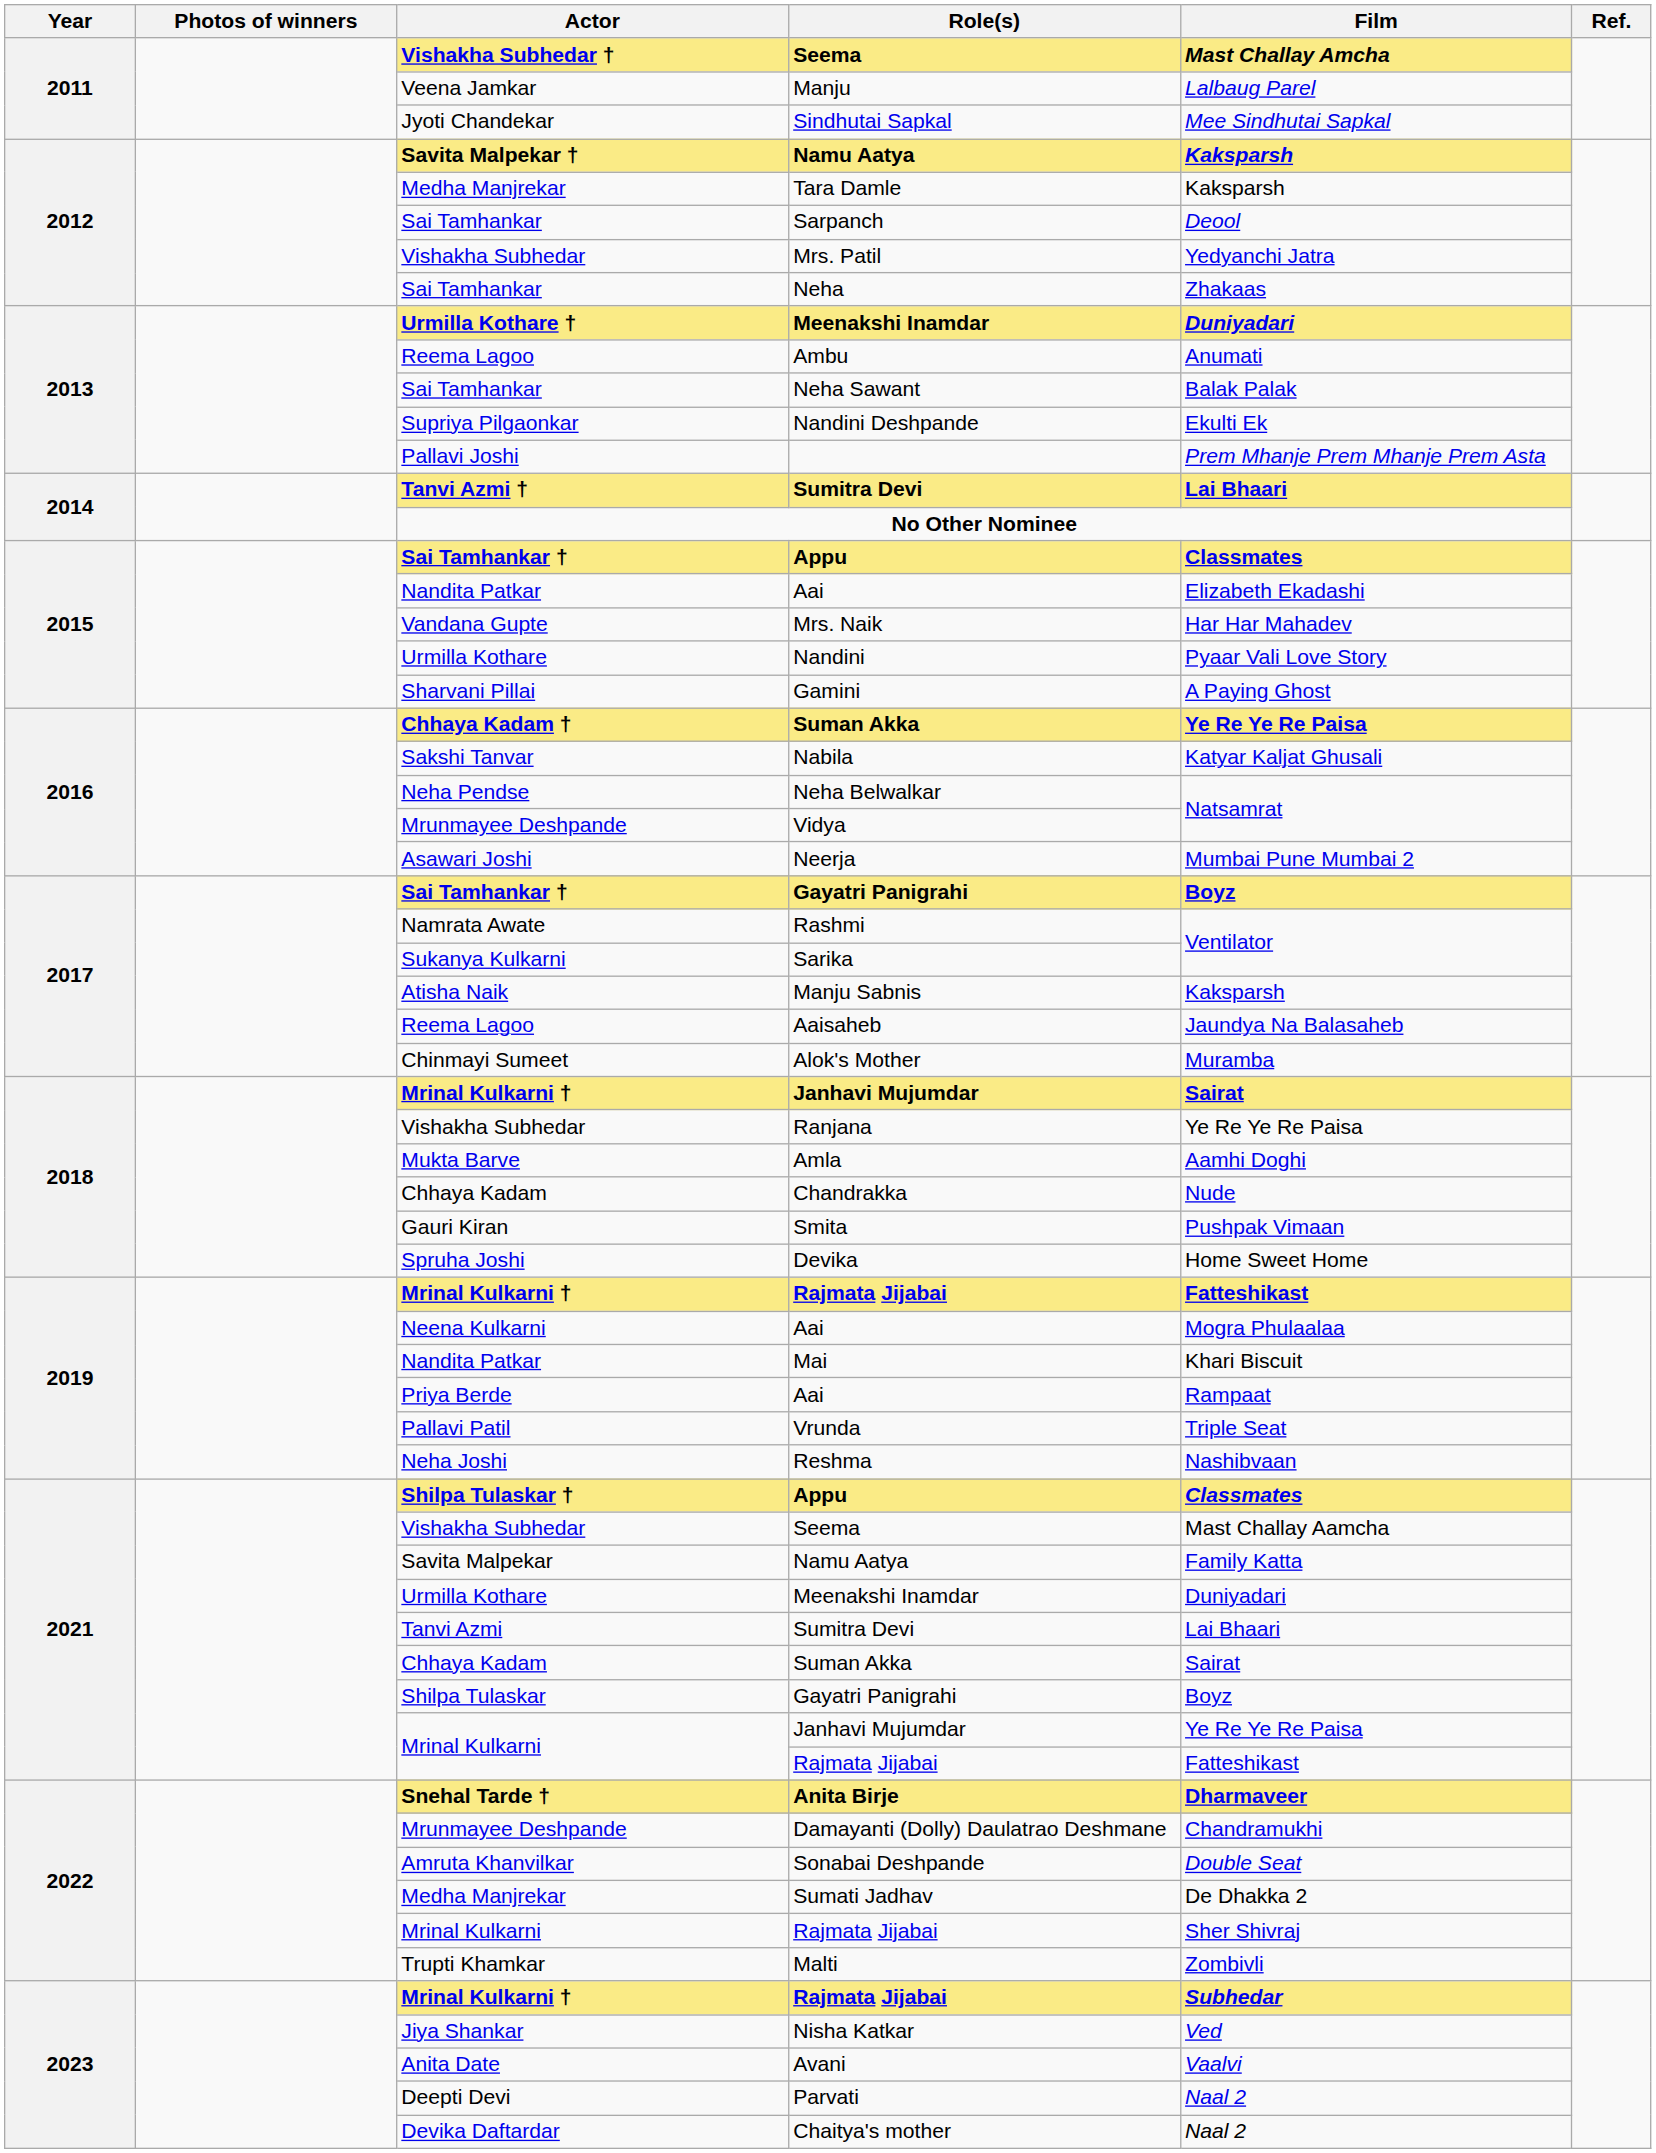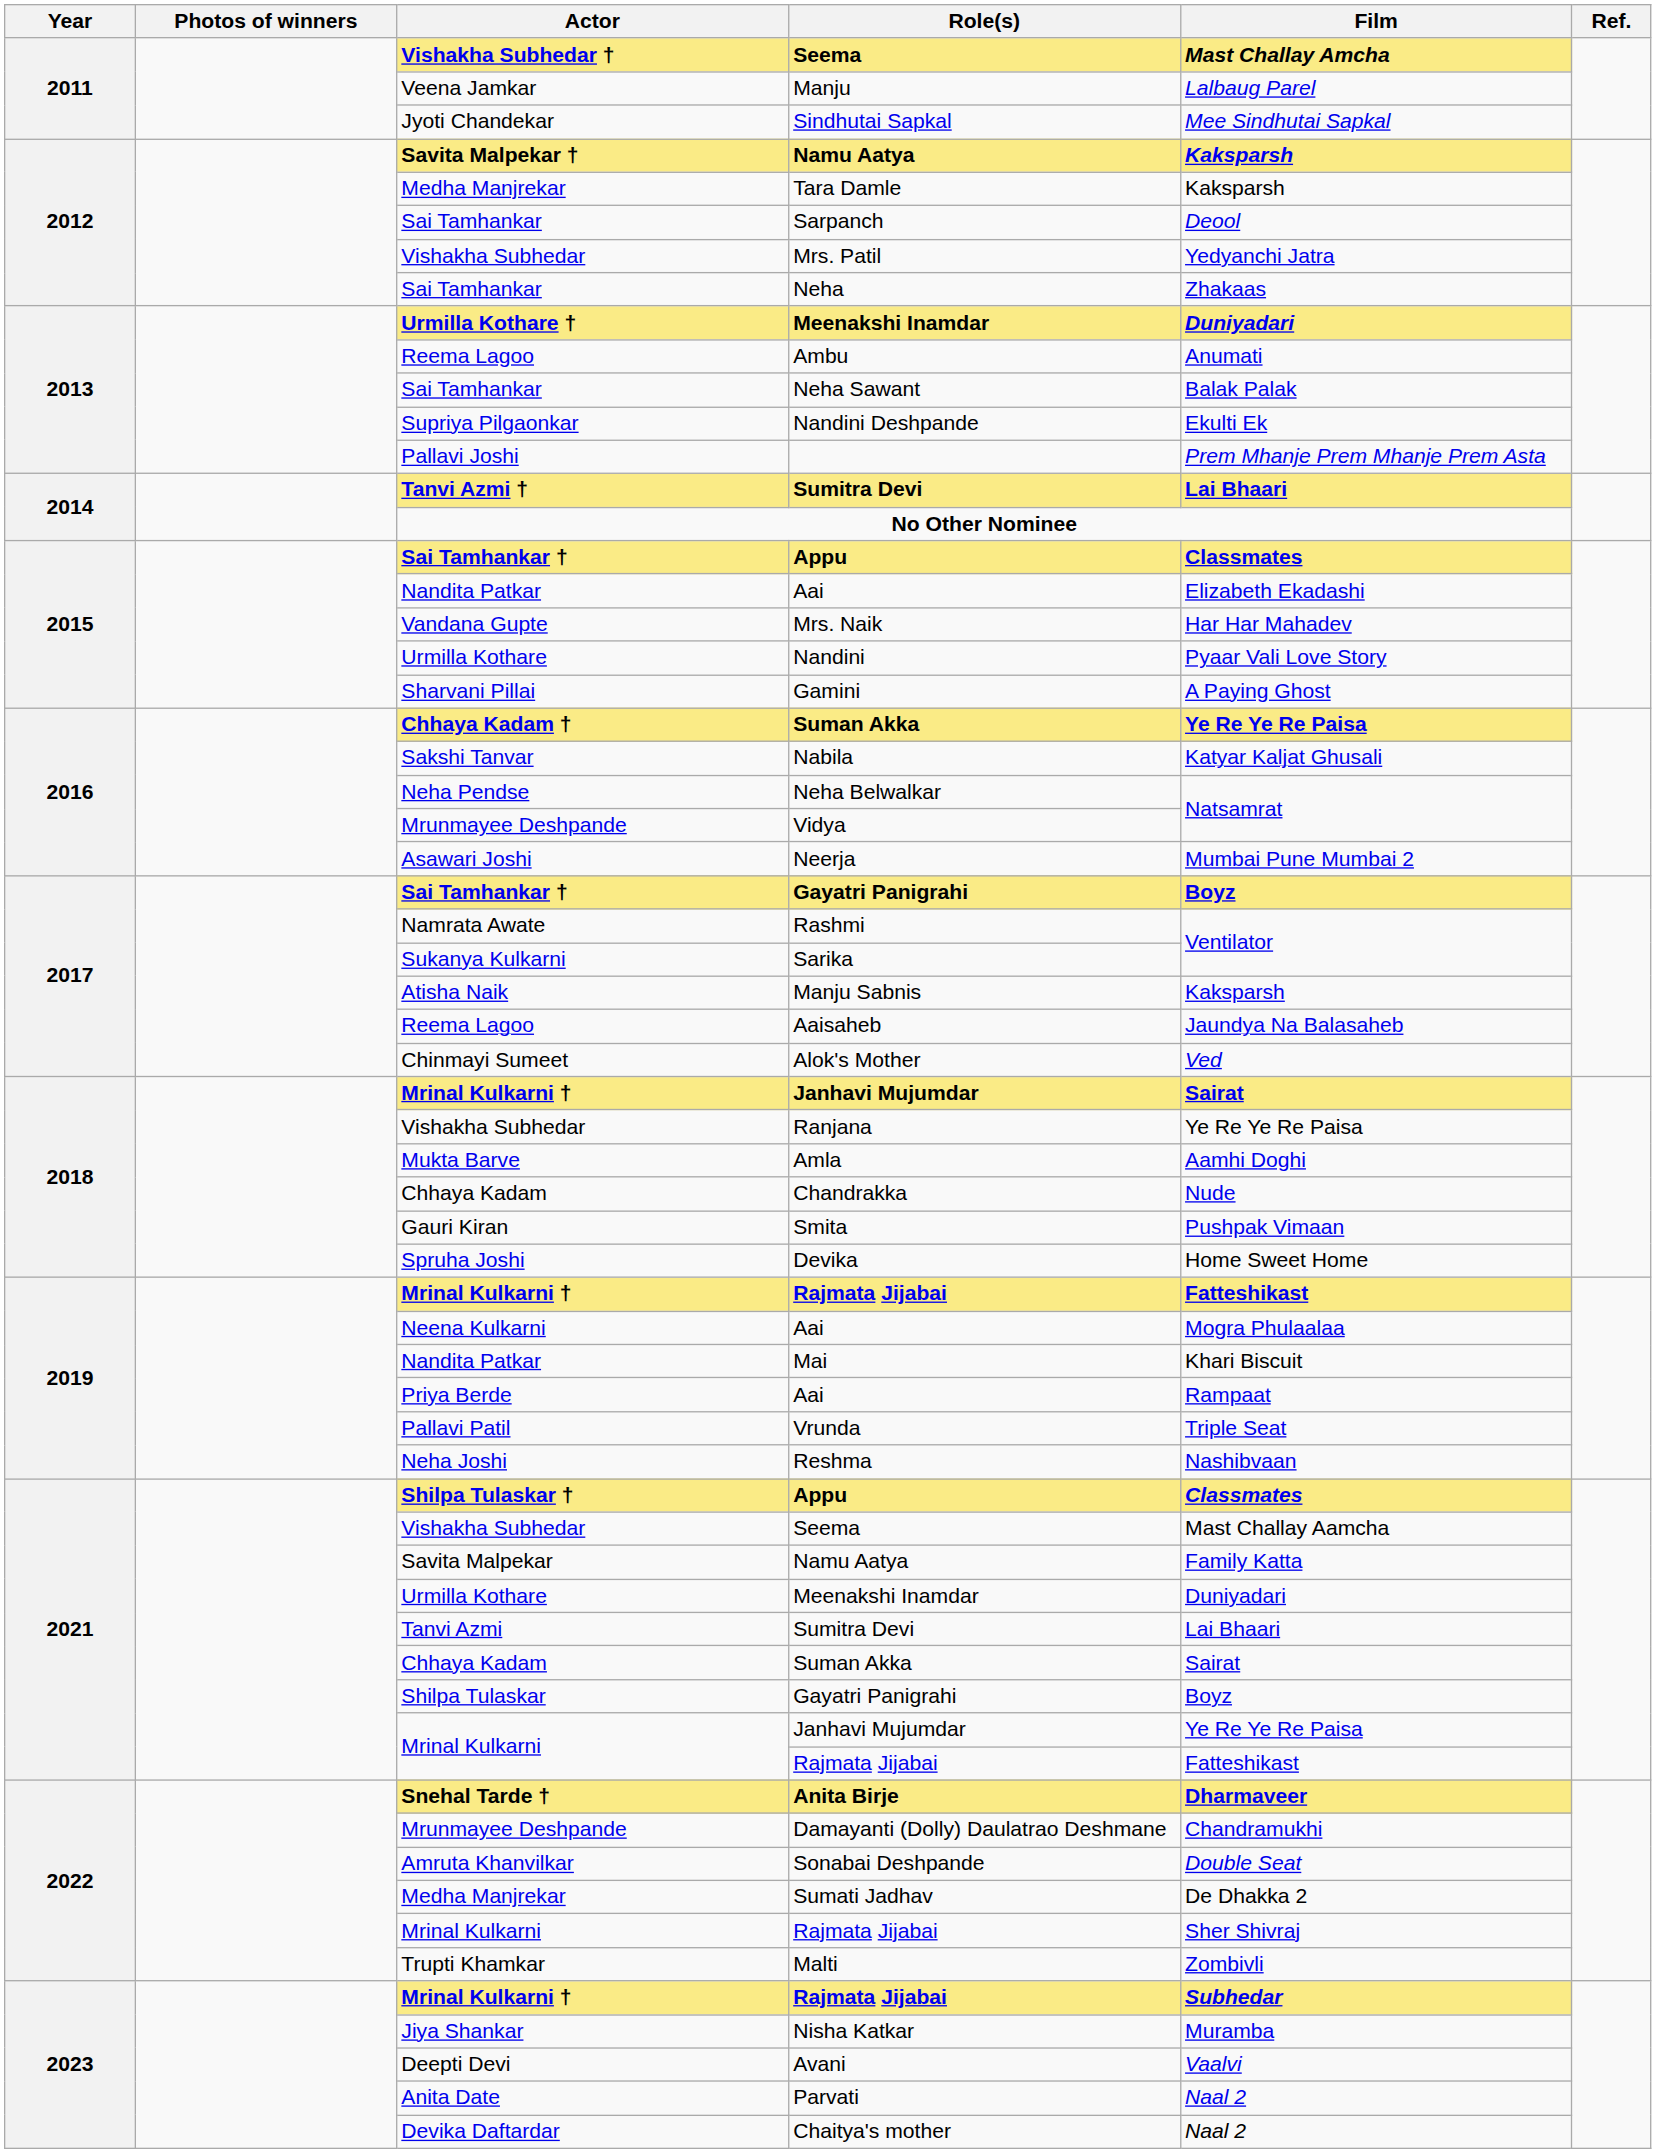(1230, 1059) Muramba -> (1203, 1059) Ved
(1203, 2030) Ved -> (1230, 2030) Muramba
(451, 2064) Anita Date -> (456, 2064) Deepti Devi
(456, 2097) Deepti Devi -> (451, 2097) Anita Date
